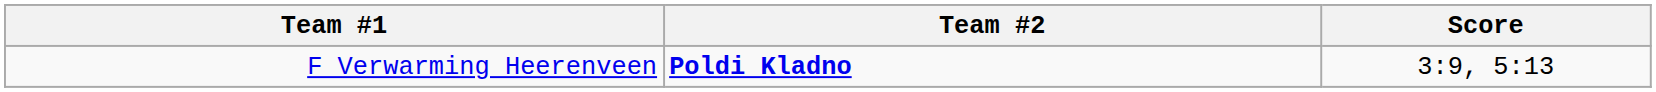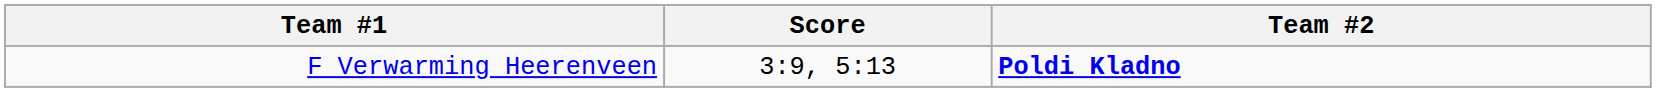columns swapped: (1486, 26) <-> (992, 26)
